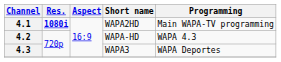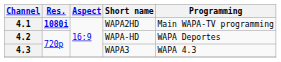(177, 37) WAPA 4.3 -> (189, 37) WAPA Deportes
(189, 50) WAPA Deportes -> (177, 50) WAPA 4.3
